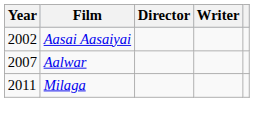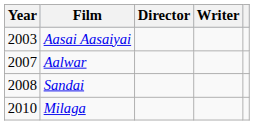(22, 39) 2002 -> (22, 39) 2003
+ row: (64, 85)
(22, 85) 2011 -> (22, 108) 2010
